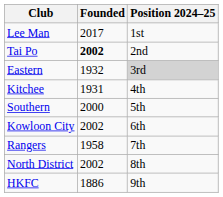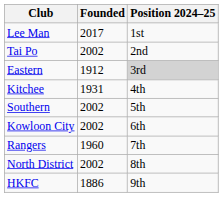(92, 51) bold -> (92, 51) normal
(92, 70) 1932 -> (92, 70) 1912
(92, 107) 2000 -> (92, 107) 2002
(92, 145) 1958 -> (92, 145) 1960
